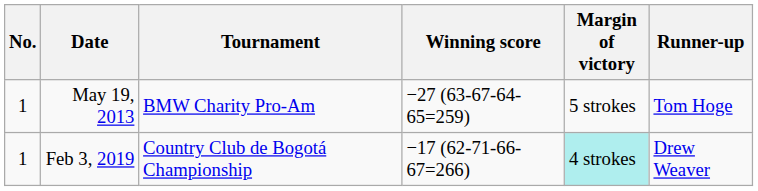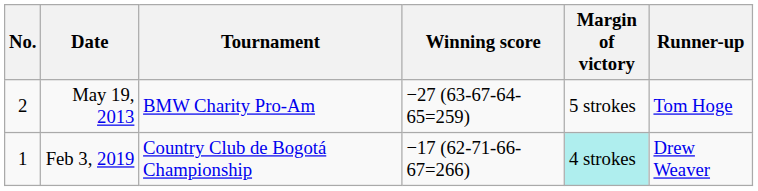(23, 106) 1 -> (23, 106) 2
